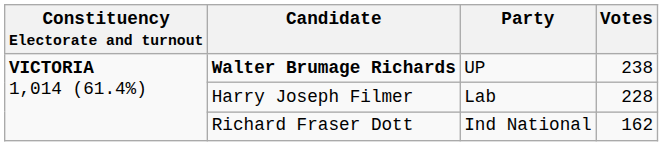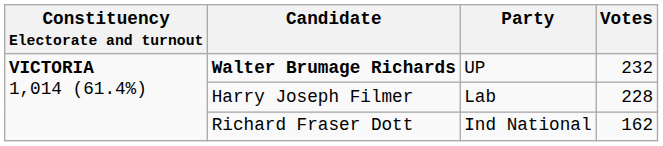(637, 68) 238 -> (637, 68) 232
